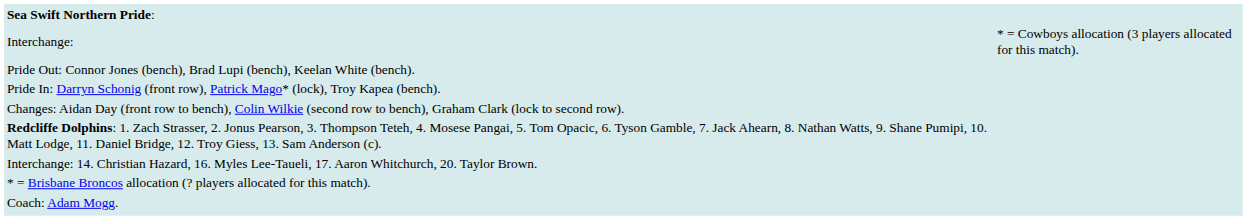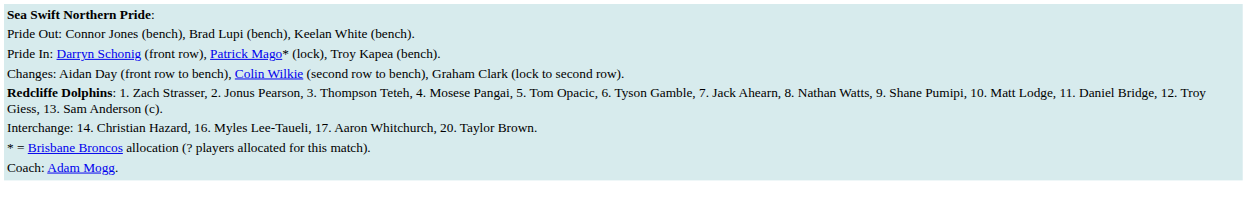- row: (40, 42)
